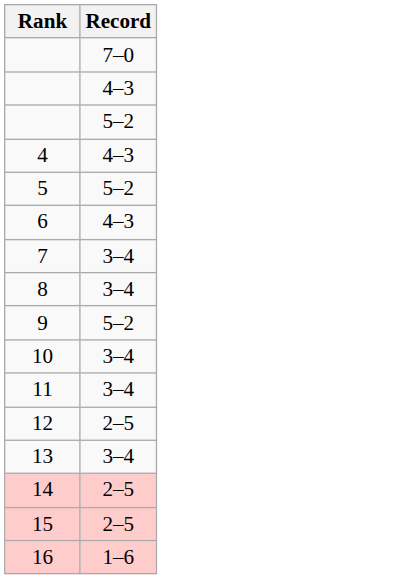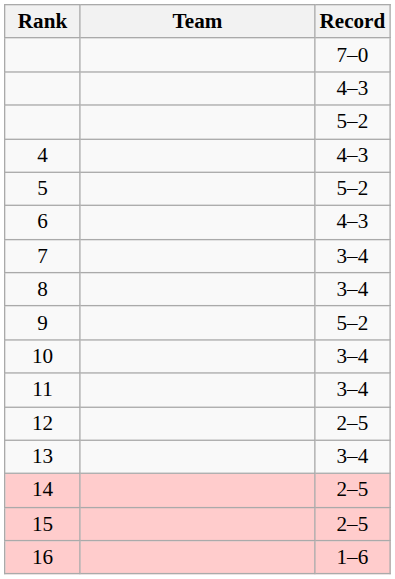+ column: (197, 21)
